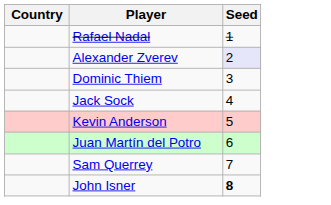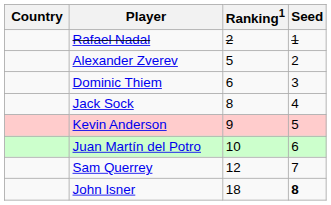+ column: (255, 16)
(229, 57) lavender background -> (295, 61) no background
